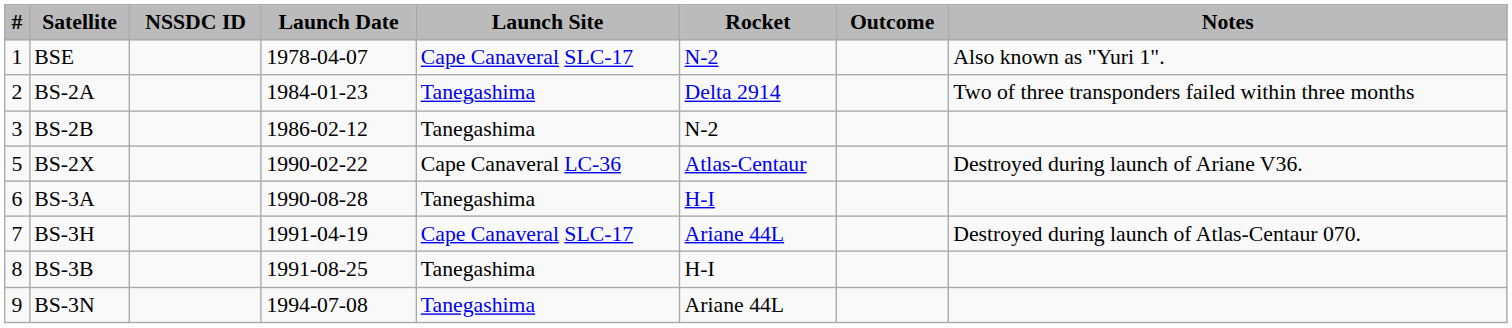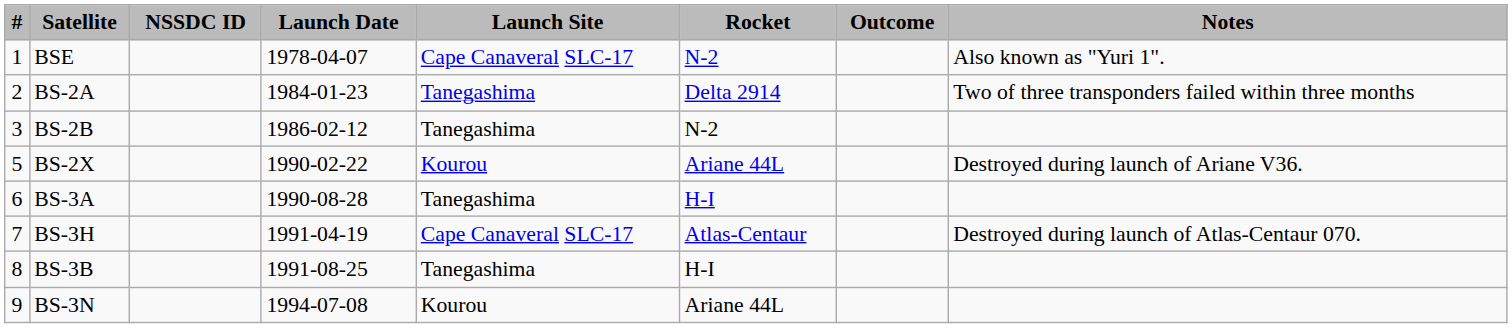(521, 162) Cape Canaveral LC-36 -> (454, 162) Kourou
(746, 162) Atlas-Centaur -> (734, 162) Ariane 44L
(734, 233) Ariane 44L -> (746, 233) Atlas-Centaur
(478, 303) Tanegashima -> (454, 303) Kourou
